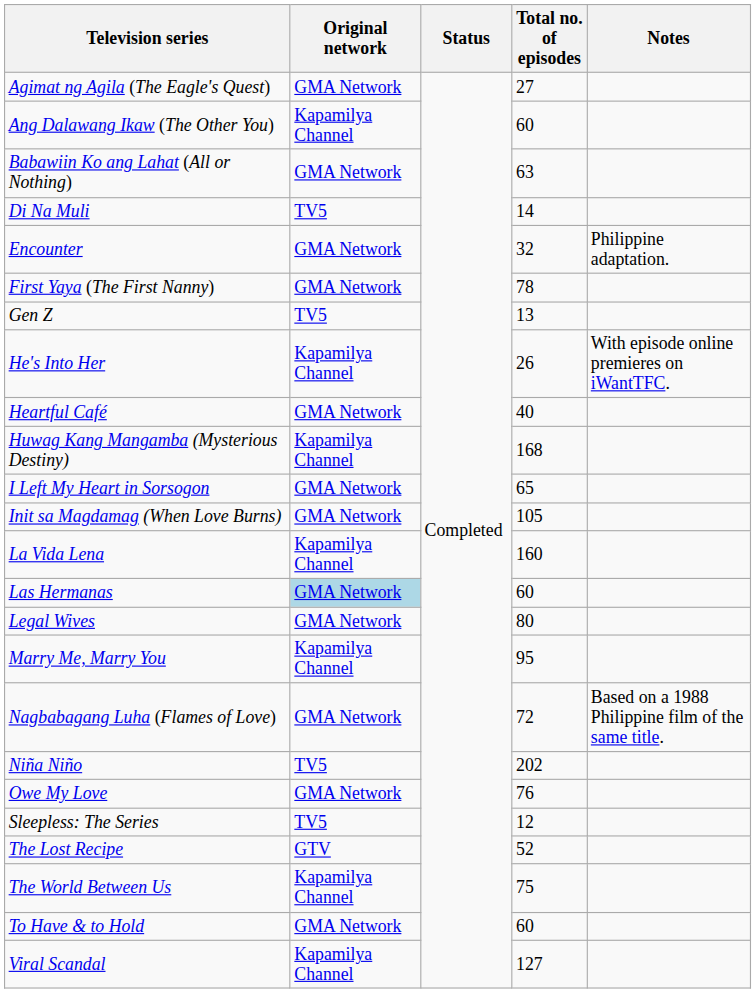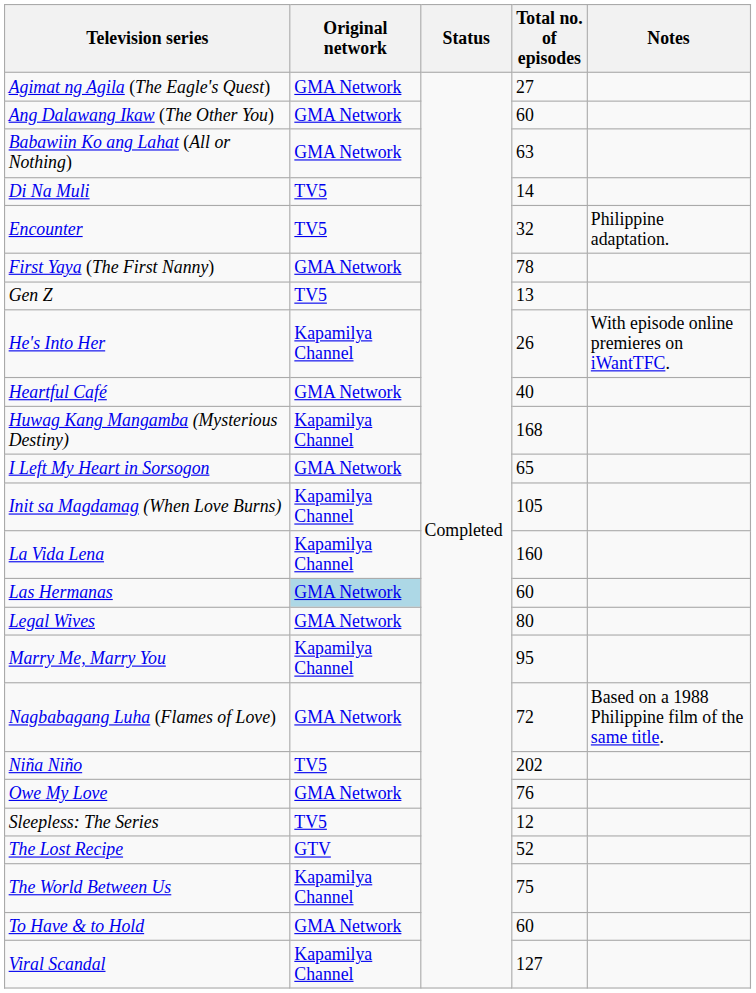(333, 124) Kapamilya Channel -> (348, 114) GMA Network
(348, 249) GMA Network -> (311, 229) TV5
(348, 516) GMA Network -> (333, 506) Kapamilya Channel
